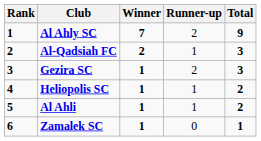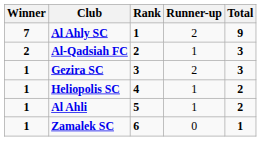columns swapped: (21, 13) <-> (142, 13)
